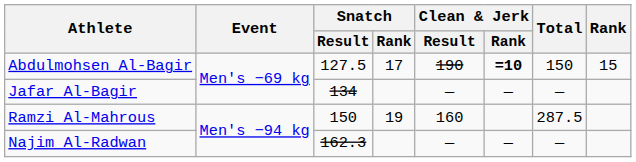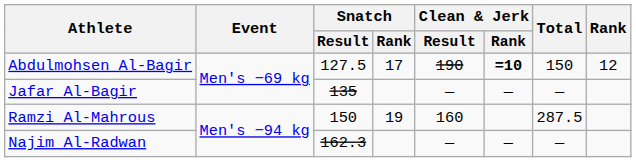(608, 66) 15 -> (608, 66) 12
(343, 92) 134 -> (343, 92) 135
